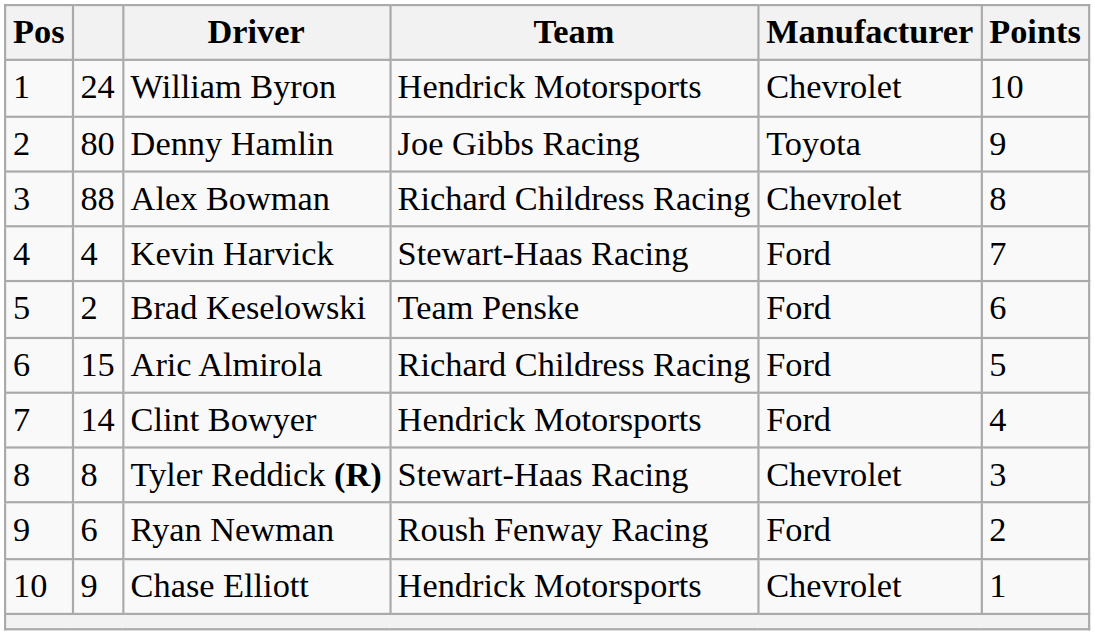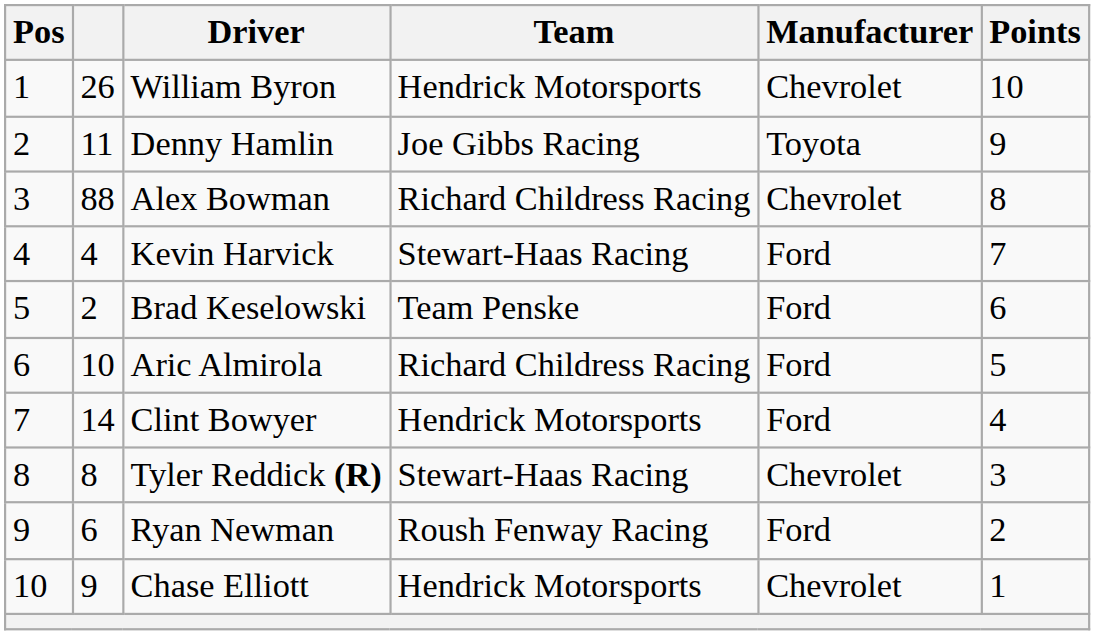(98, 87) 24 -> (98, 87) 26
(98, 142) 80 -> (97, 142) 11
(98, 363) 15 -> (98, 363) 10
